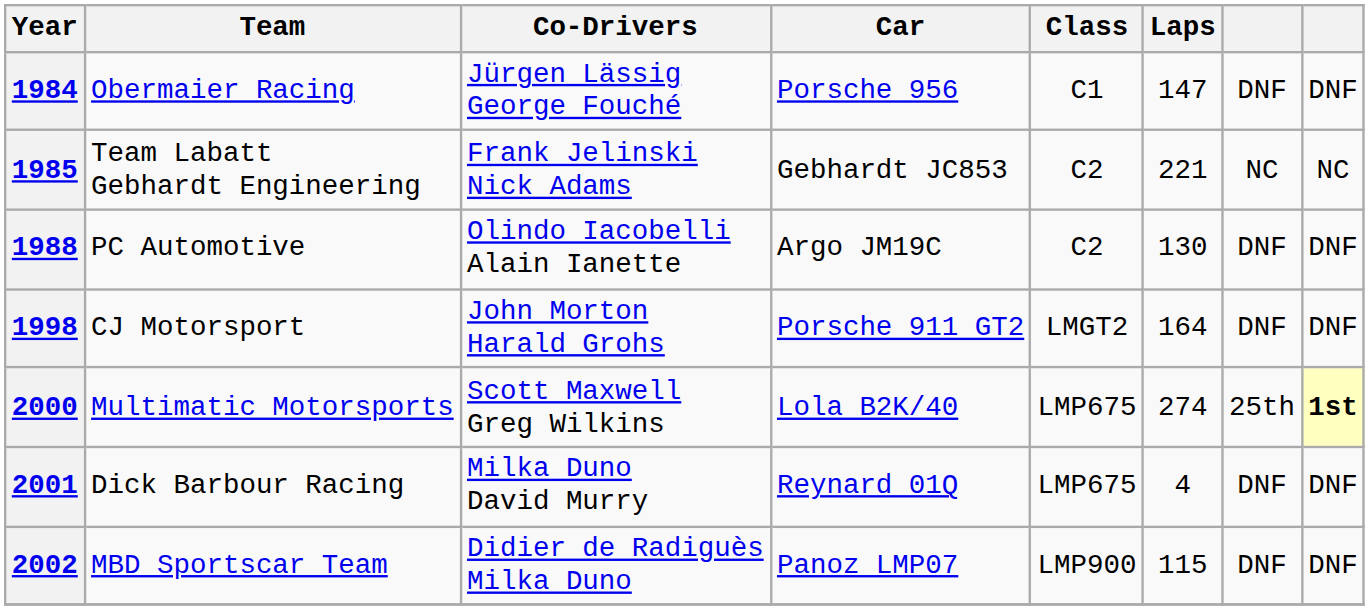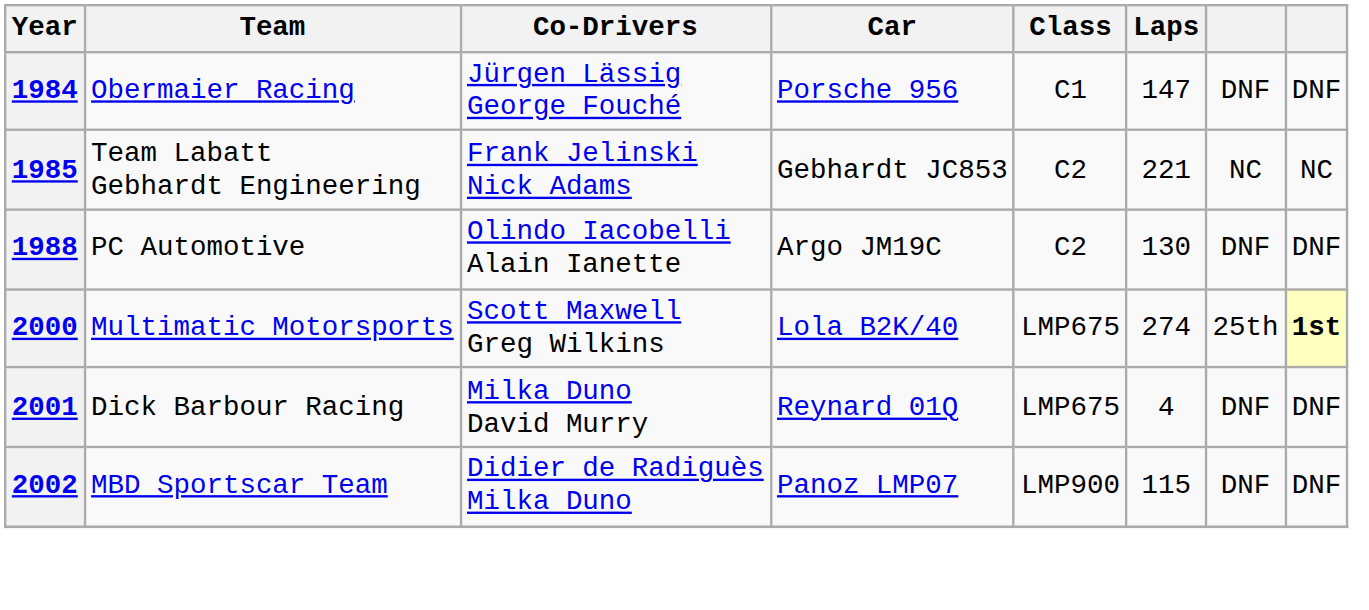- row: (45, 328)
